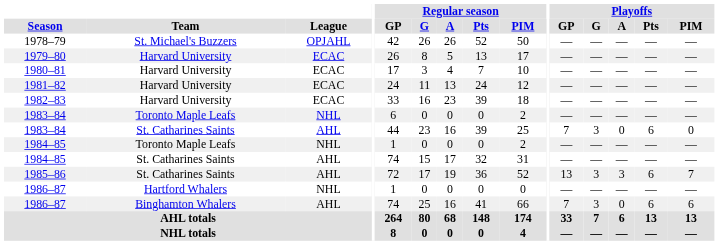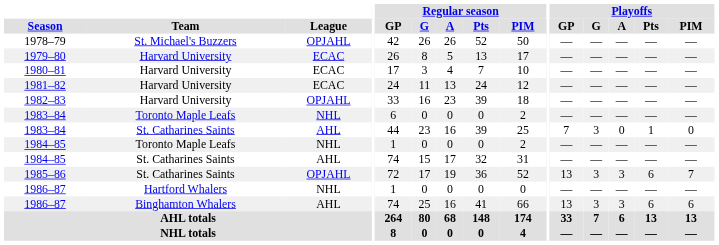(328, 100) ECAC -> (328, 100) OPJAHL
(651, 129) 6 -> (651, 129) 1
(328, 174) AHL -> (328, 174) OPJAHL
(566, 203) 7 -> (566, 203) 13
(622, 203) 0 -> (622, 203) 3
